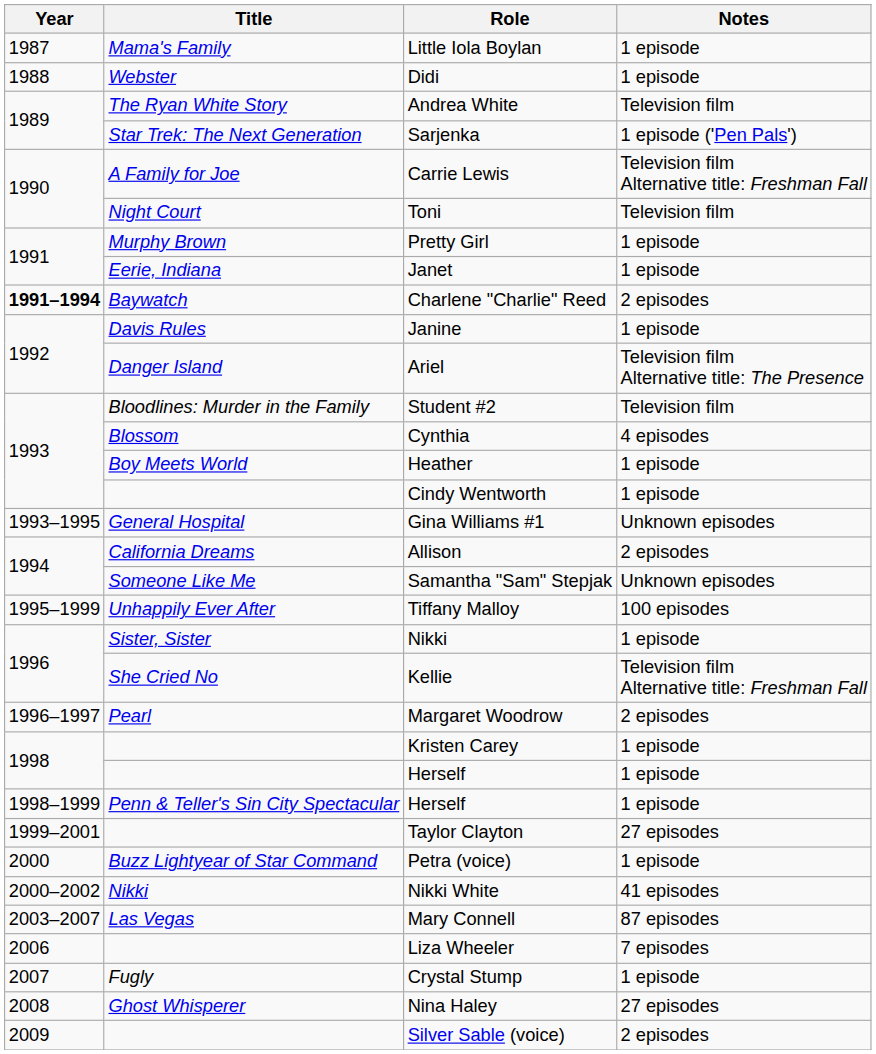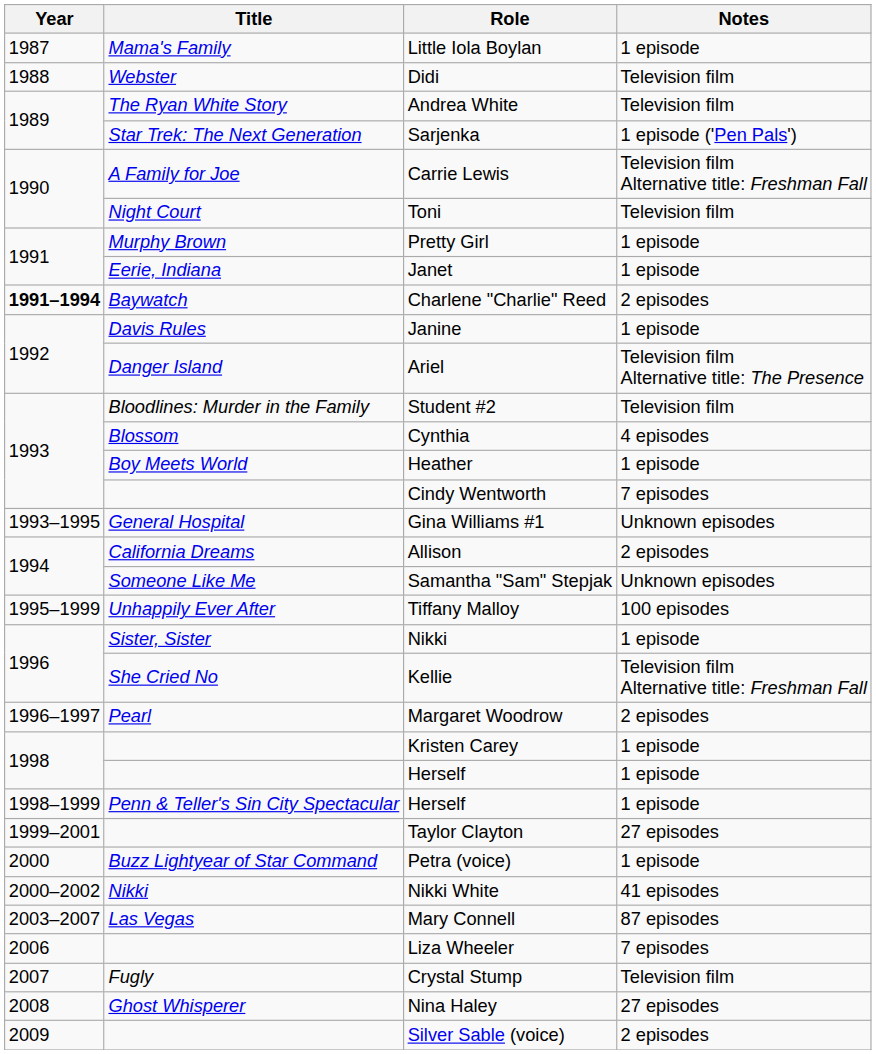(660, 76) 1 episode -> (677, 76) Television film
(660, 493) 1 episode -> (665, 493) 7 episodes
(660, 977) 1 episode -> (677, 977) Television film
